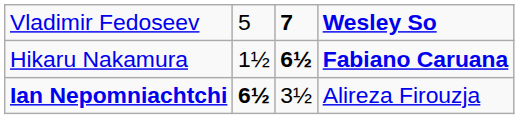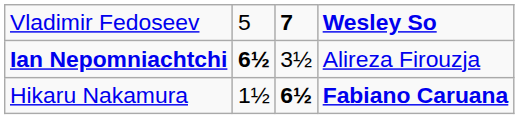rows swapped: (99, 58) <-> (119, 95)
